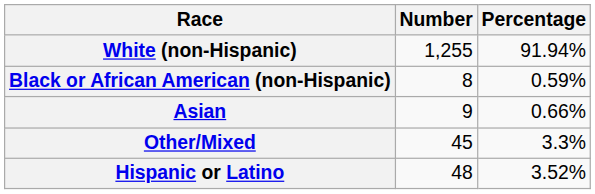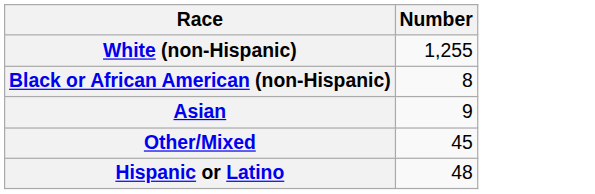- column: (534, 19)
